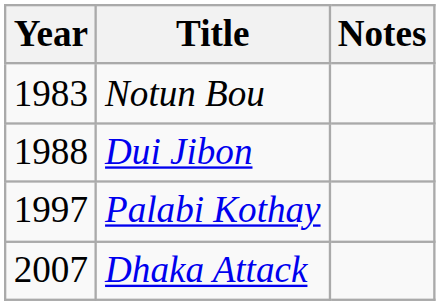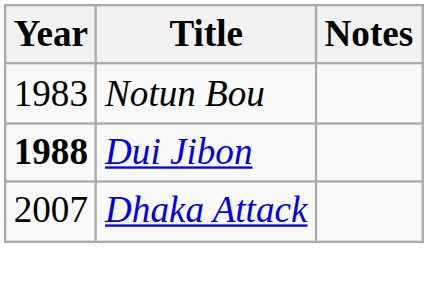(51, 151) normal -> (51, 151) bold
- row: (213, 210)
